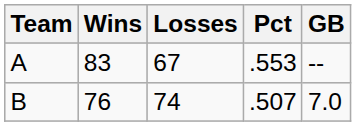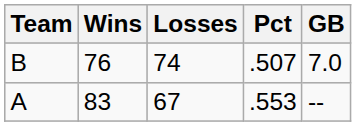rows swapped: (19, 62) <-> (19, 101)
